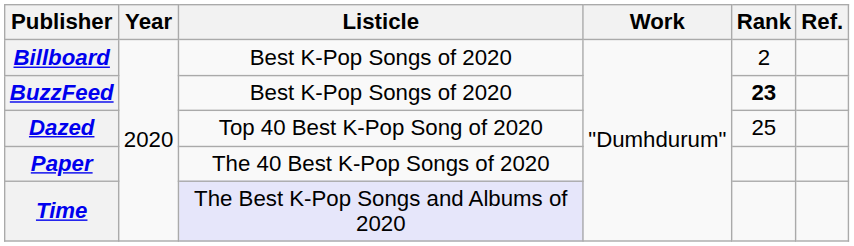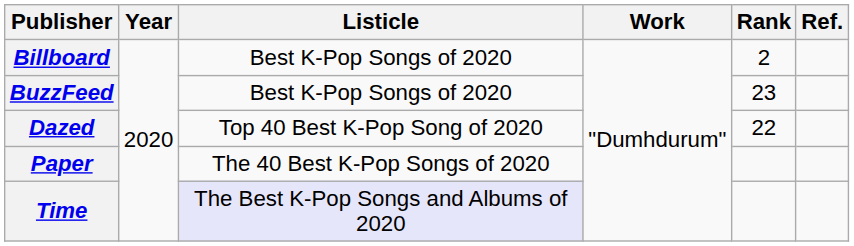(764, 92) bold -> (764, 92) normal
(764, 127) 25 -> (764, 127) 22
